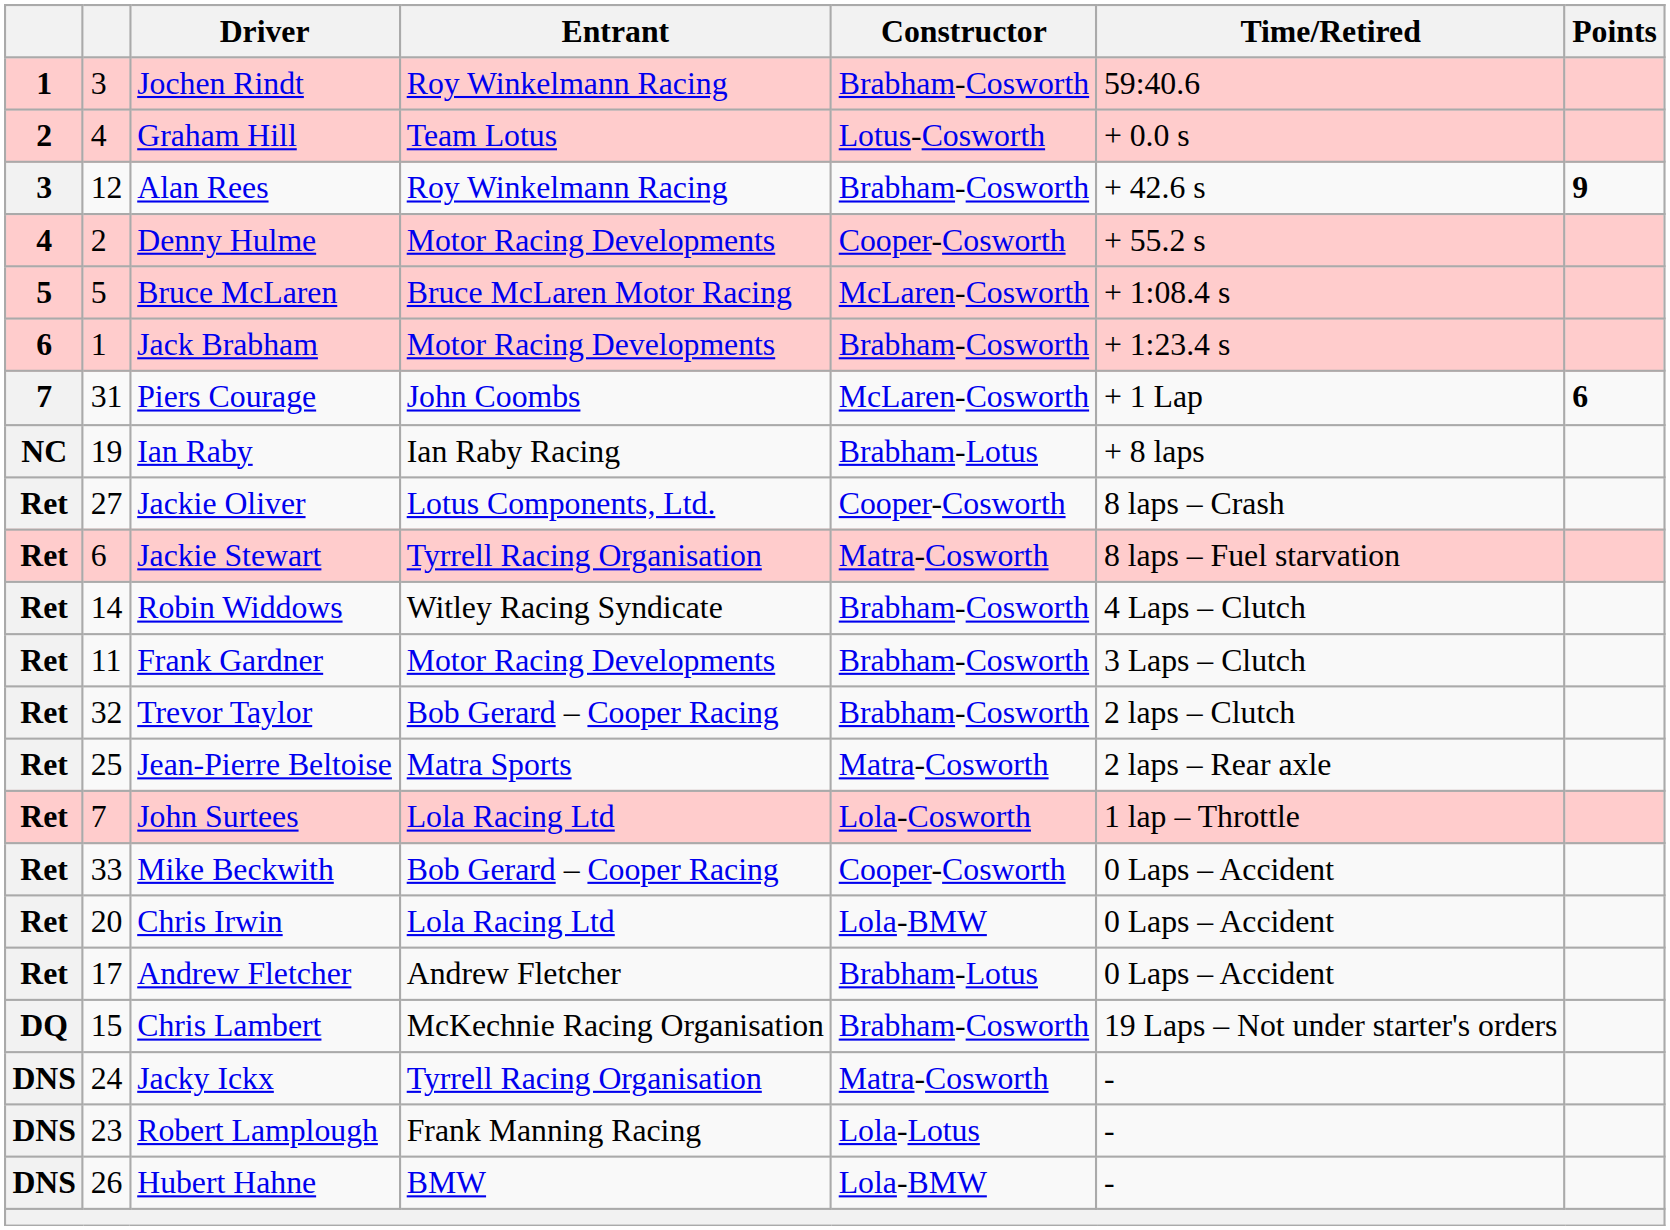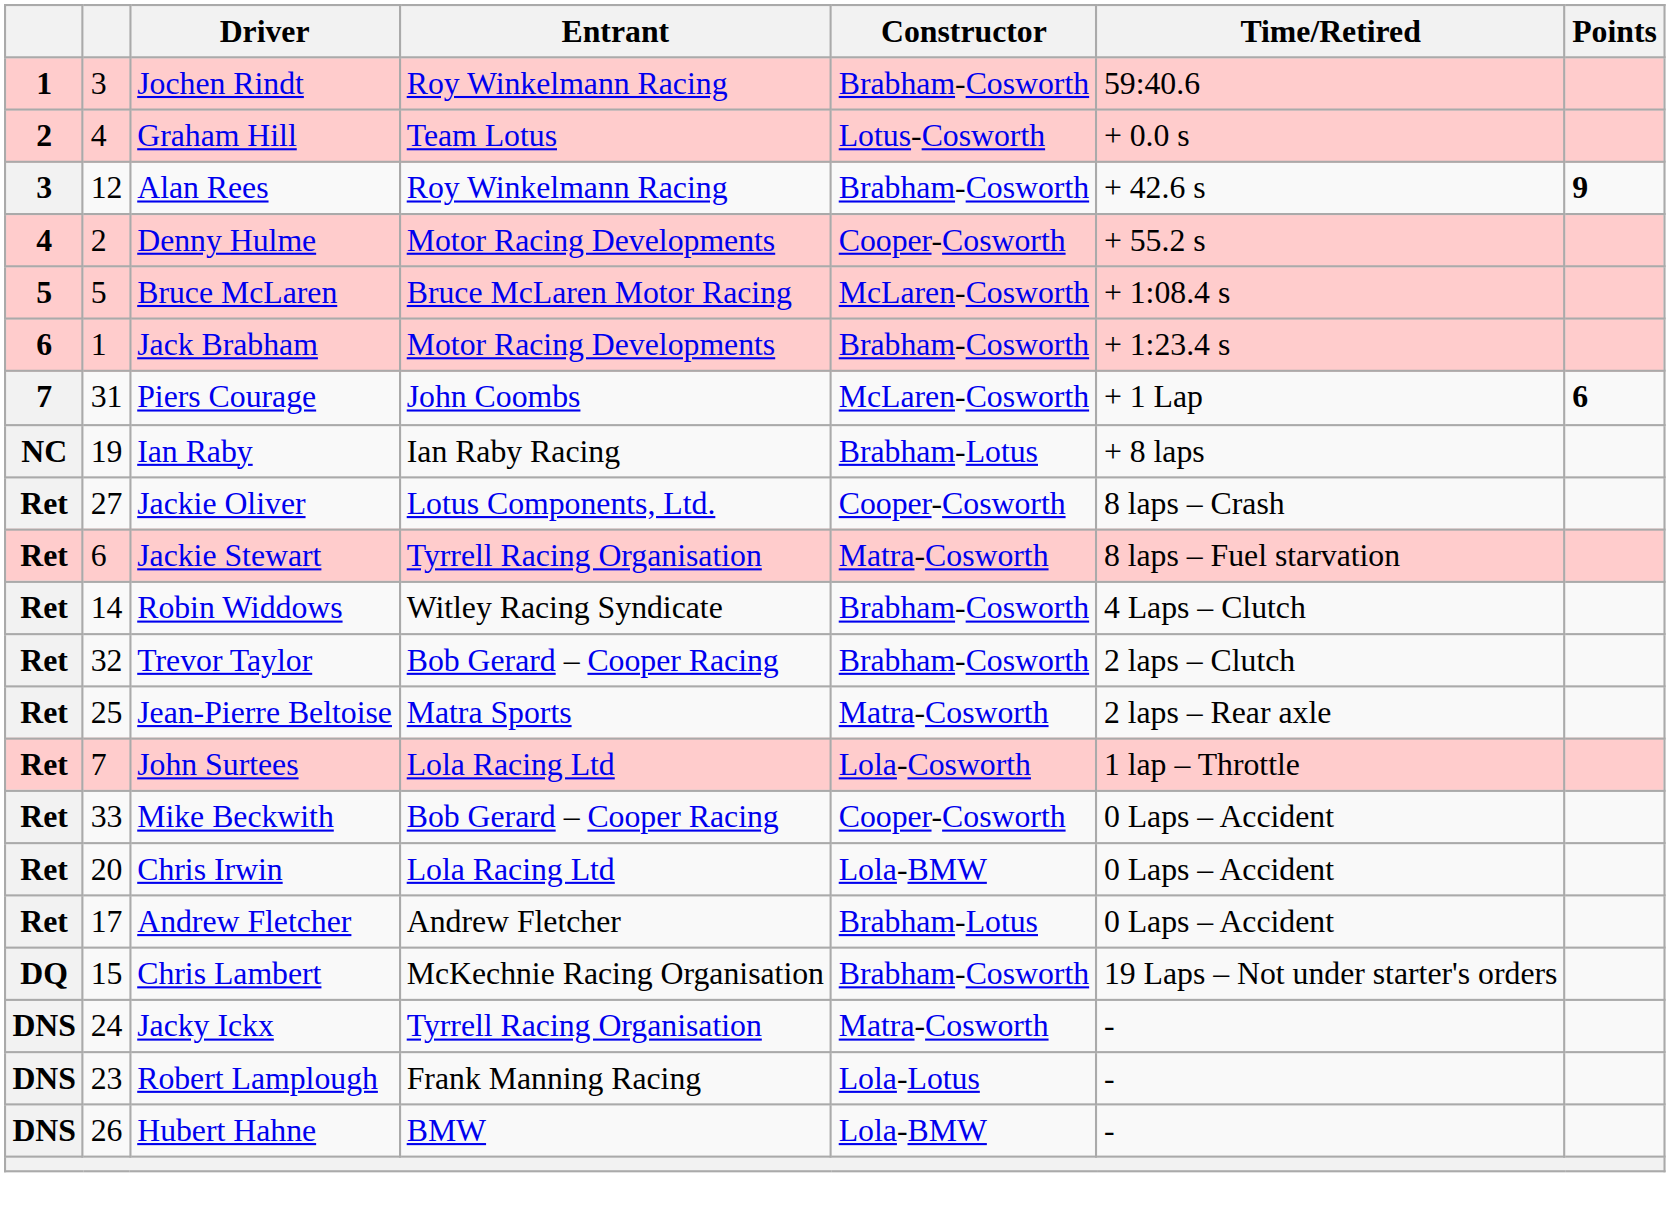- row: (230, 659)
